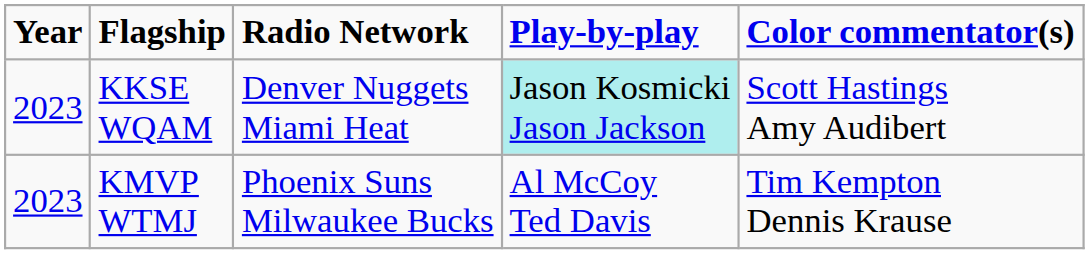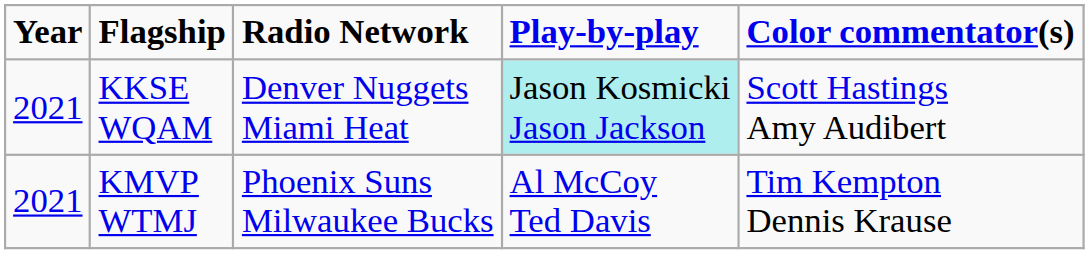(48, 106) 2023 -> (48, 106) 2021
(48, 200) 2023 -> (48, 200) 2021
